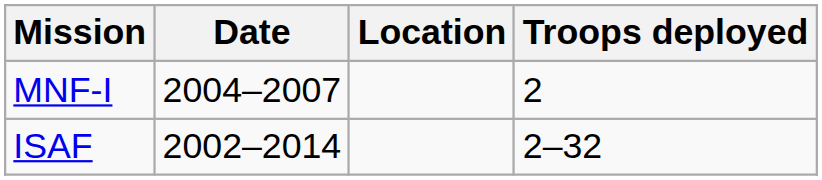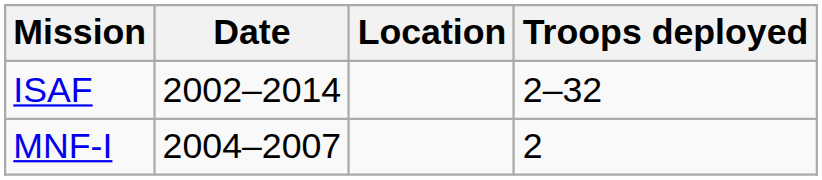rows swapped: (63, 89) <-> (53, 145)
